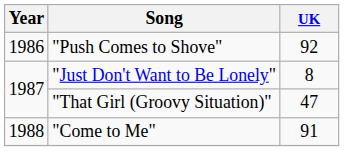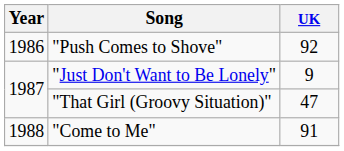(309, 74) 8 -> (309, 74) 9
